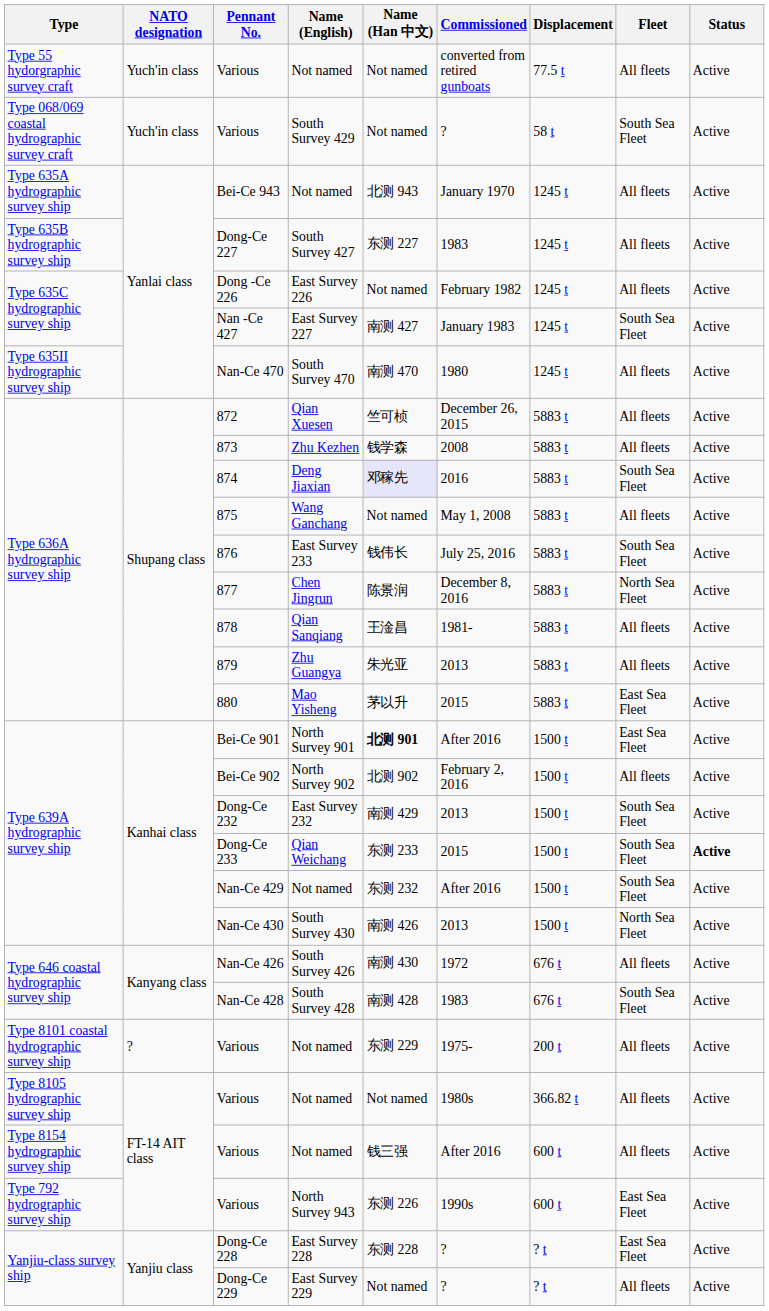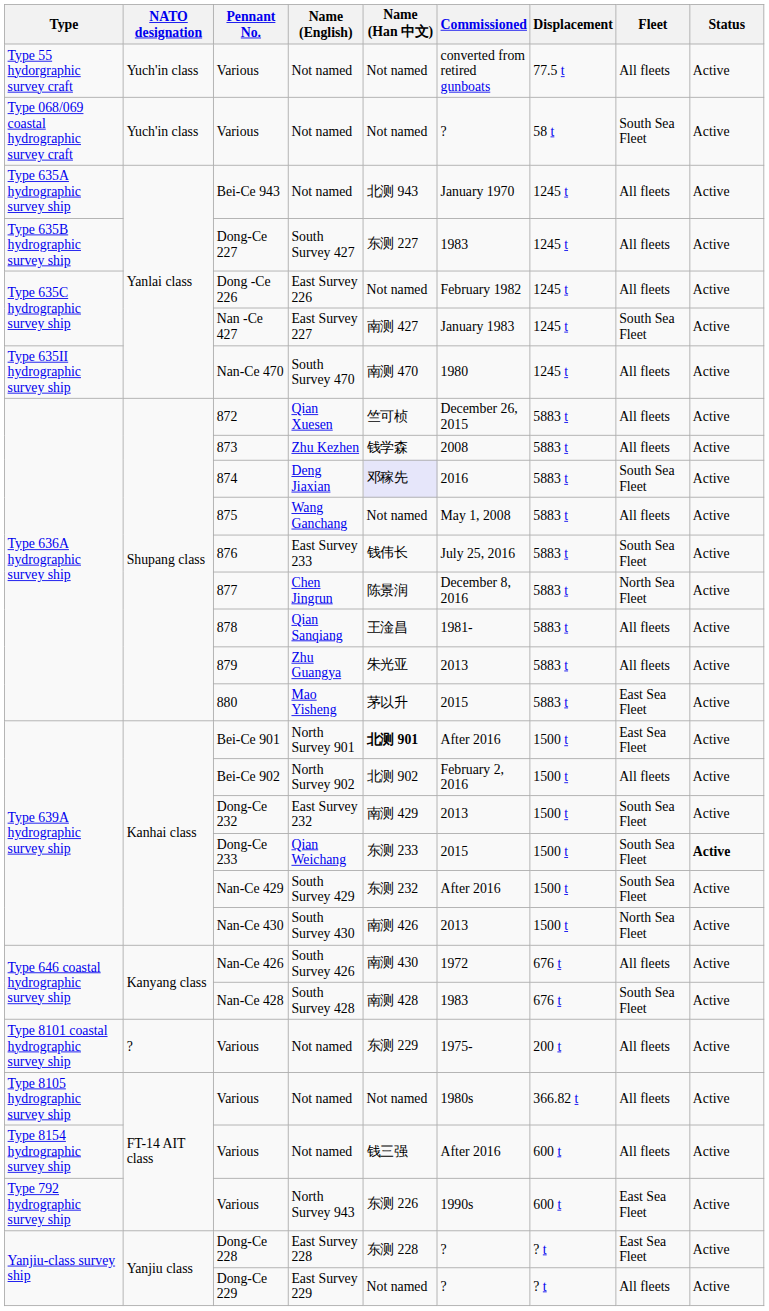(323, 131) South Survey 429 -> (322, 131) Not named
(322, 889) Not named -> (323, 889) South Survey 429
